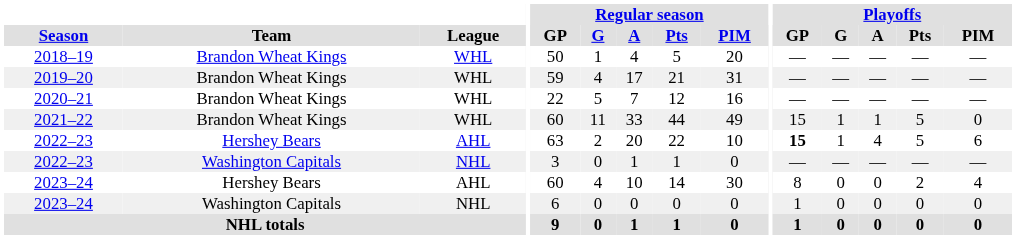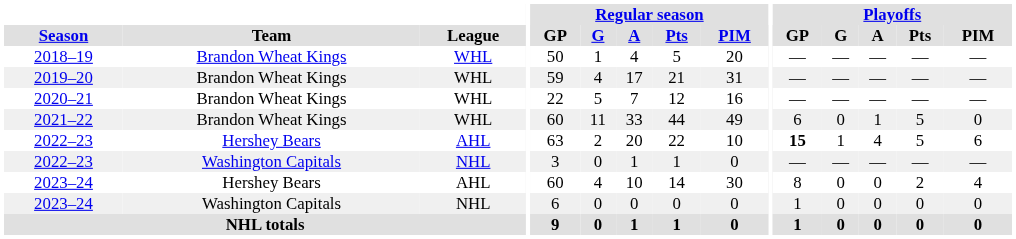(797, 119) 15 -> (797, 119) 6
(841, 119) 1 -> (841, 119) 0
